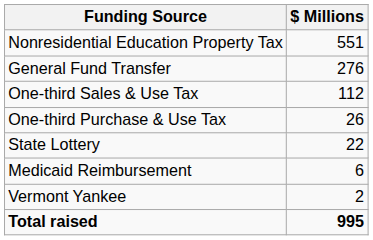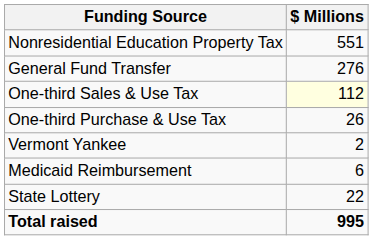(351, 94) no background -> (351, 94) lightyellow background
rows swapped: (54, 145) <-> (67, 196)
